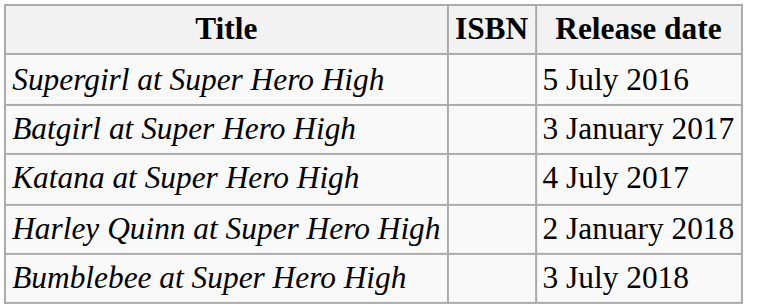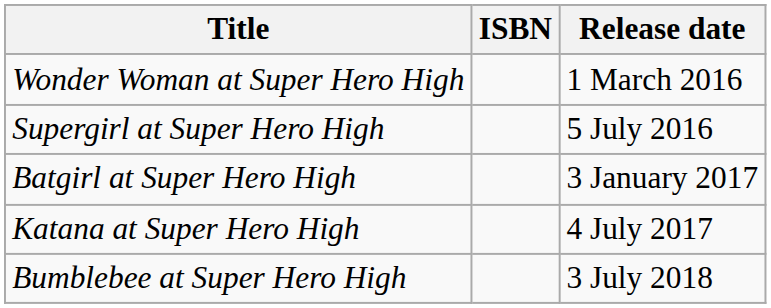+ row: (238, 79)
- row: (226, 228)
